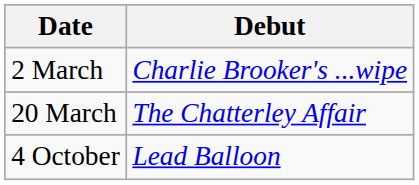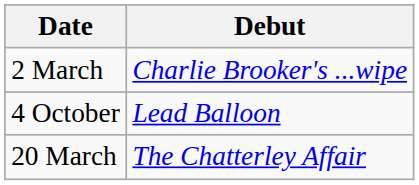rows swapped: (64, 112) <-> (65, 156)
